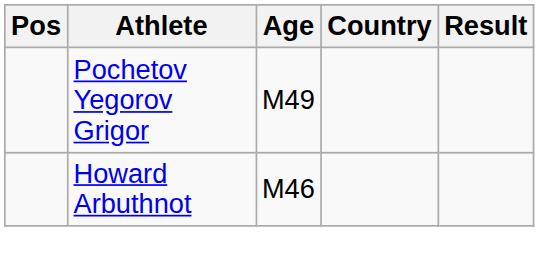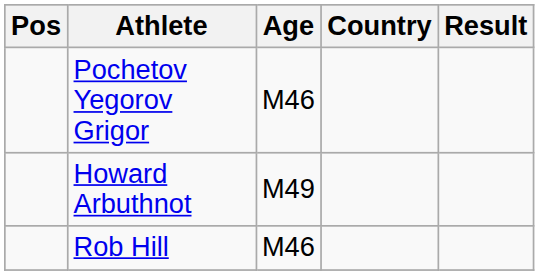(288, 99) M49 -> (288, 99) M46
(288, 188) M46 -> (288, 188) M49
+ row: (121, 247)
